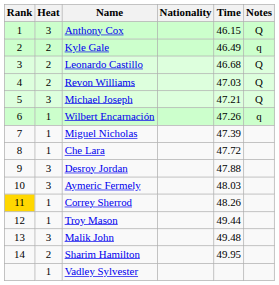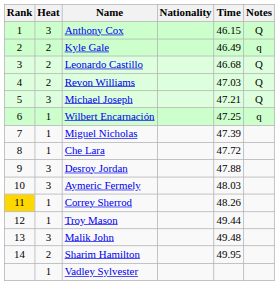(229, 116) 47.26 -> (229, 116) 47.25
